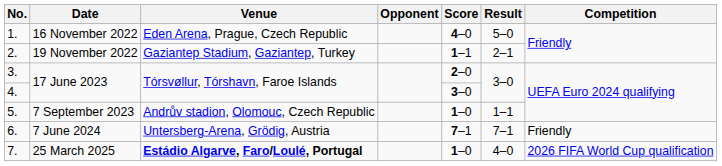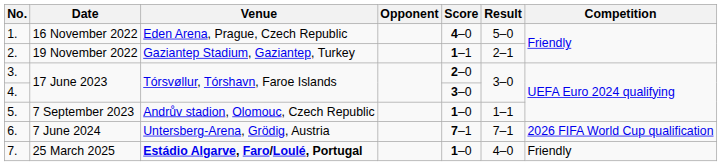(549, 131) Friendly -> (621, 131) 2026 FIFA World Cup qualification
(621, 151) 2026 FIFA World Cup qualification -> (549, 151) Friendly
